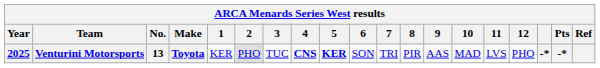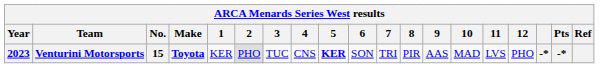(18, 53) 2025 -> (18, 53) 2023
(158, 53) 13 -> (158, 53) 15
(305, 53) bold -> (305, 53) normal
